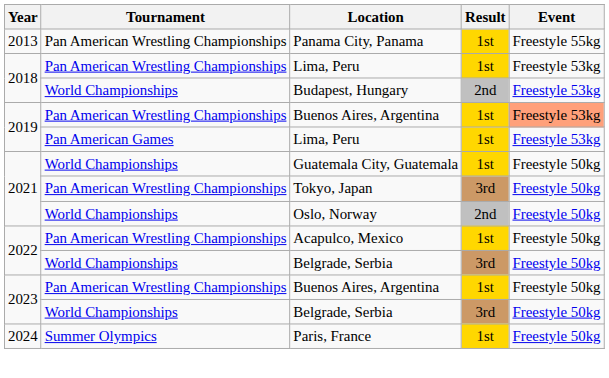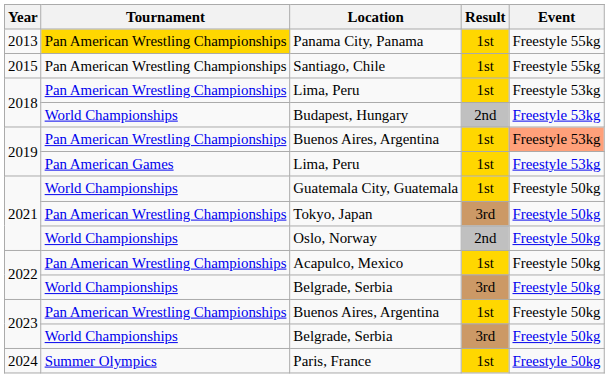(166, 41) no background -> (166, 41) gold background
+ row: (23, 66)
